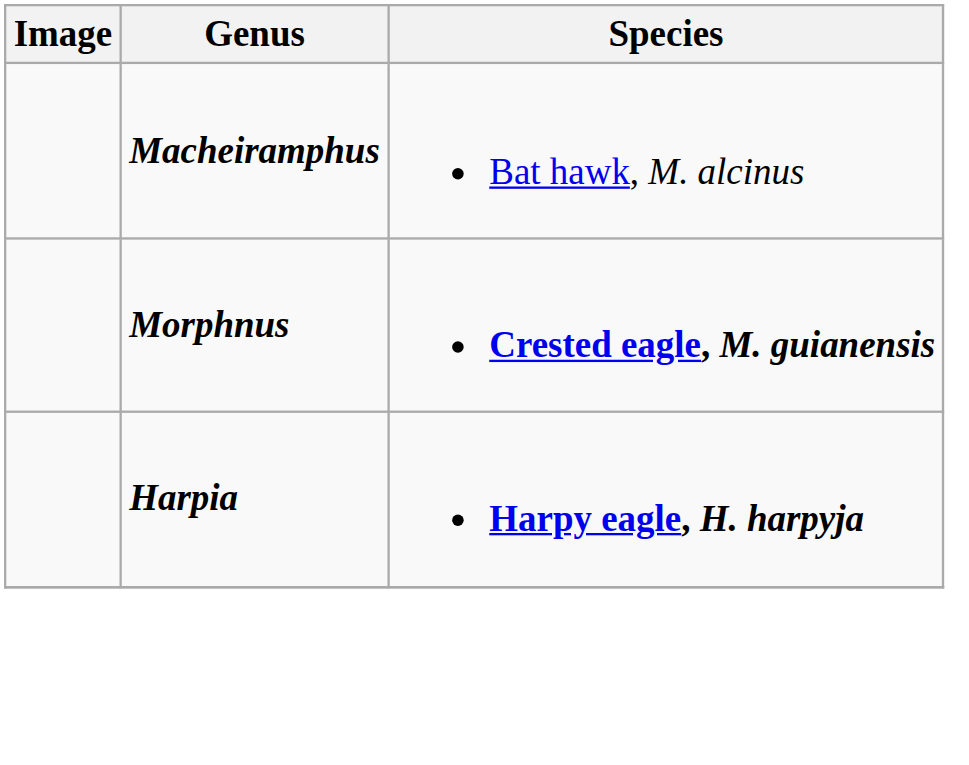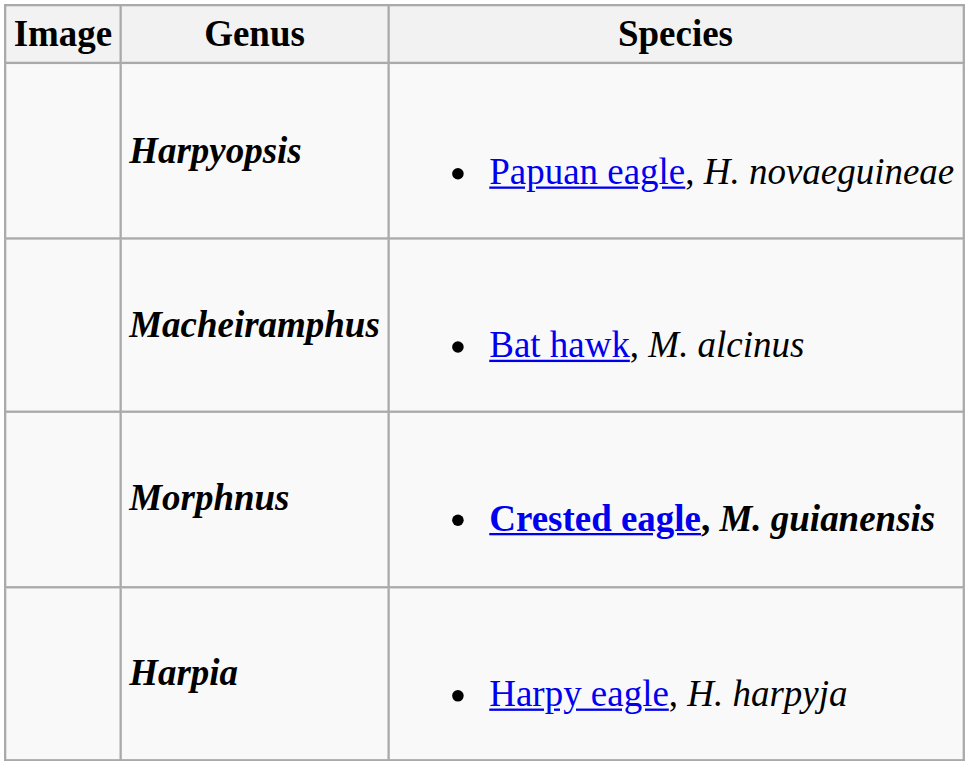+ row: (215, 150)
(666, 520) bold -> (676, 694) normal
